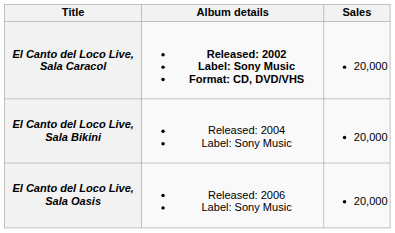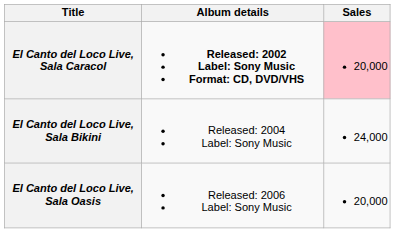(357, 66) no background -> (357, 66) pink background
(357, 137) 20,000 -> (357, 137) 24,000
